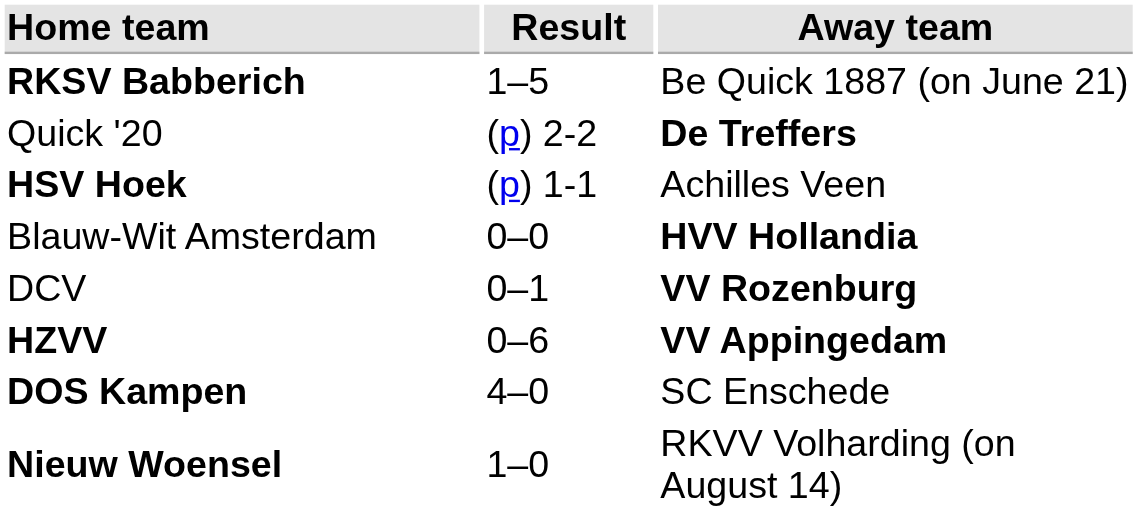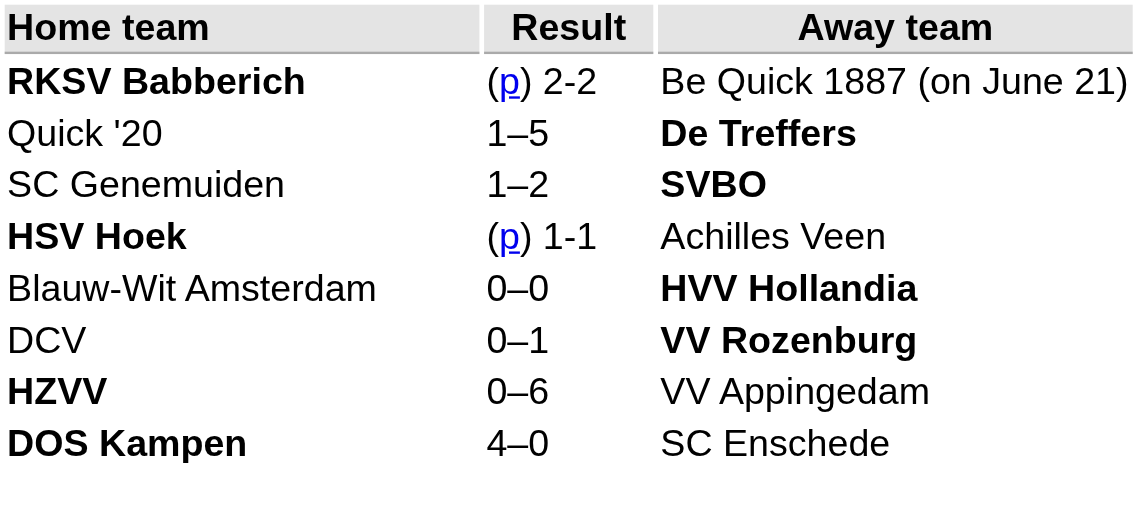(518, 81) 1–5 -> (542, 81) (p) 2-2
(542, 133) (p) 2-2 -> (518, 133) 1–5
+ row: (146, 184)
(804, 340) bold -> (795, 391) normal
- row: (145, 464)
